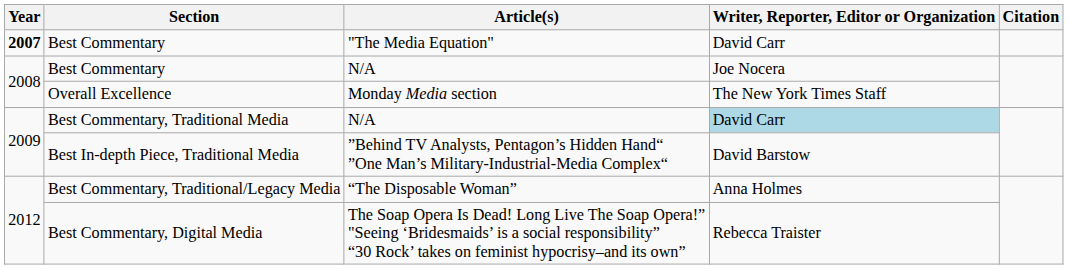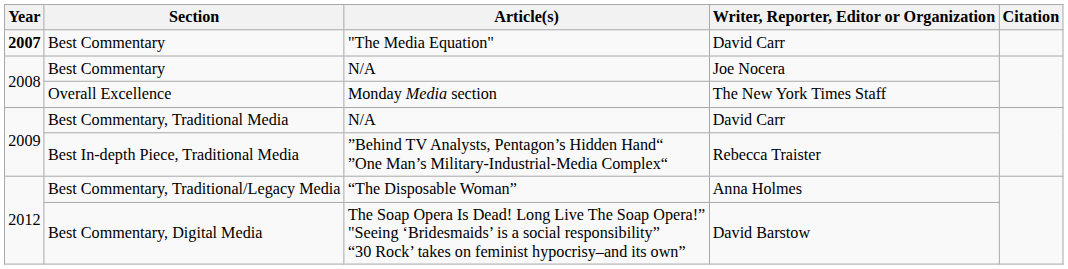(749, 119) lightblue background -> (749, 119) no background
(761, 154) David Barstow -> (767, 154) Rebecca Traister
(767, 233) Rebecca Traister -> (761, 233) David Barstow
